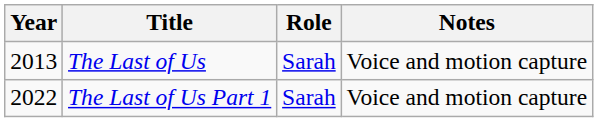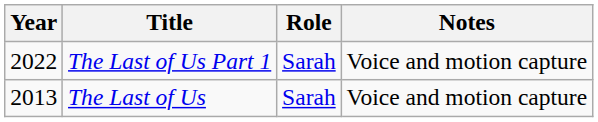rows swapped: (137, 60) <-> (170, 97)
